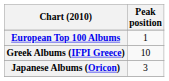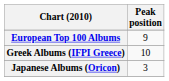(146, 38) 1 -> (146, 38) 9
